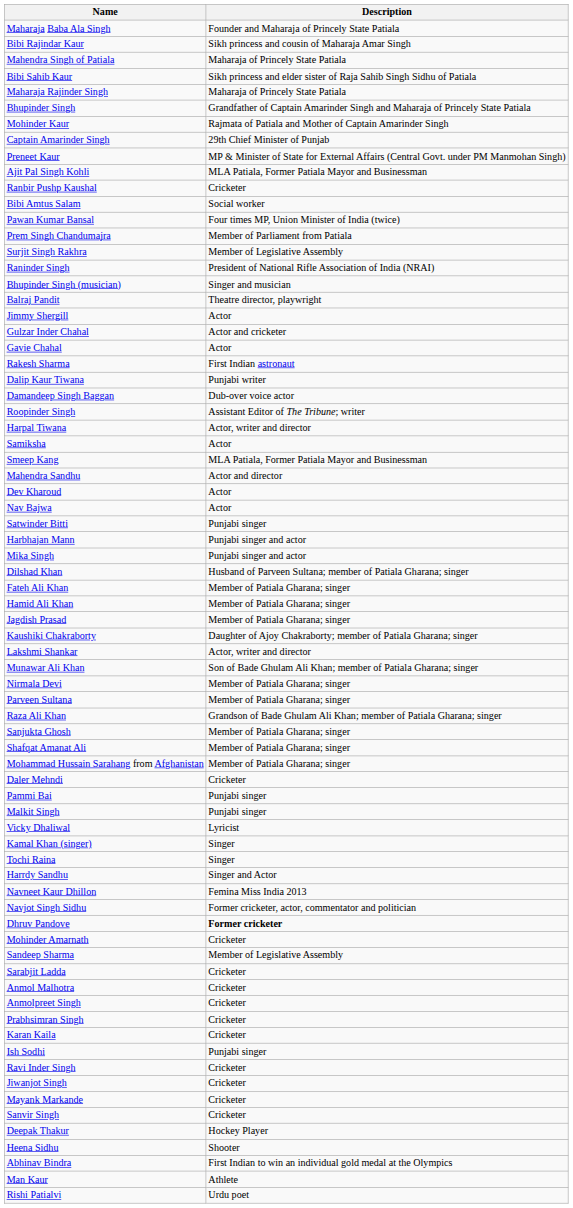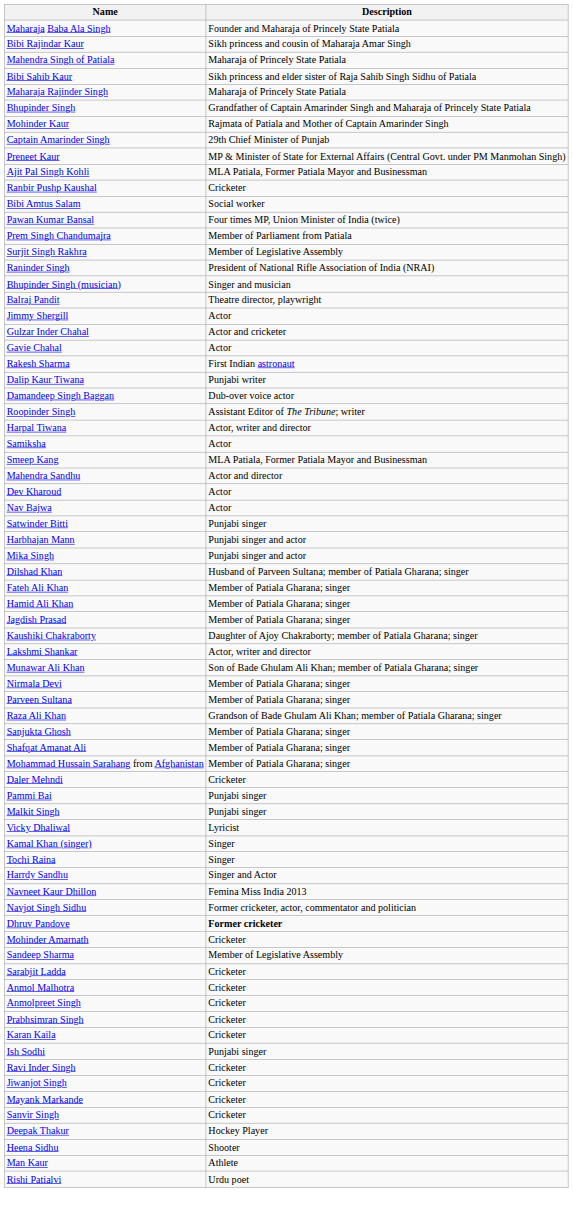- row: (39, 1163)
